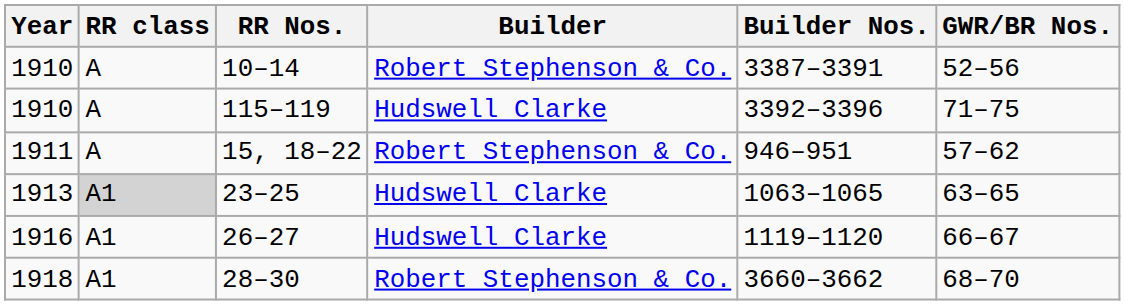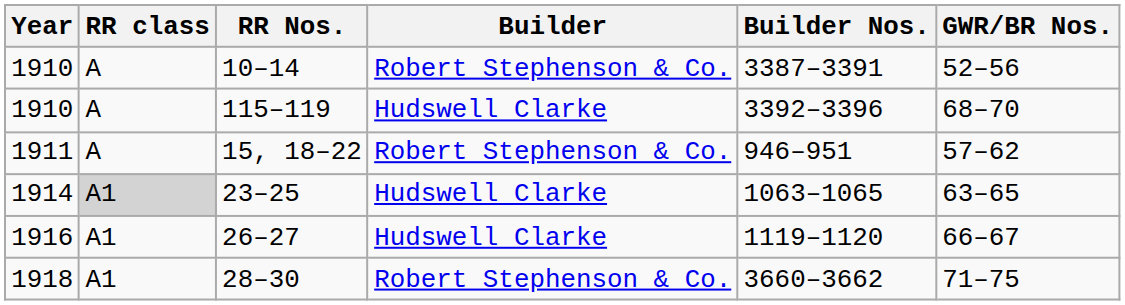(981, 110) 71–75 -> (981, 110) 68–70
(42, 195) 1913 -> (42, 195) 1914
(981, 279) 68–70 -> (981, 279) 71–75
